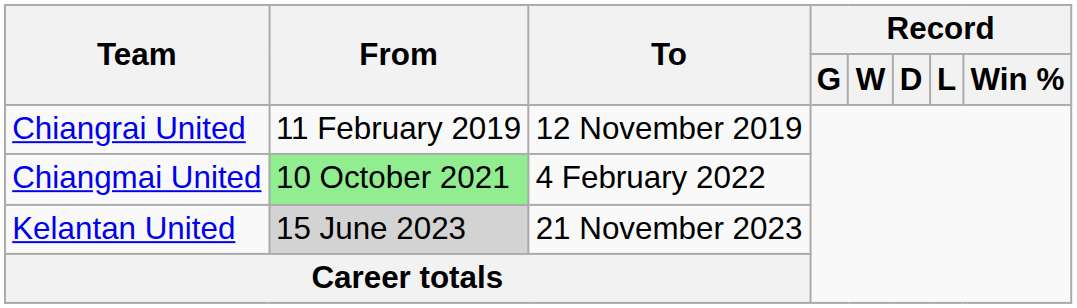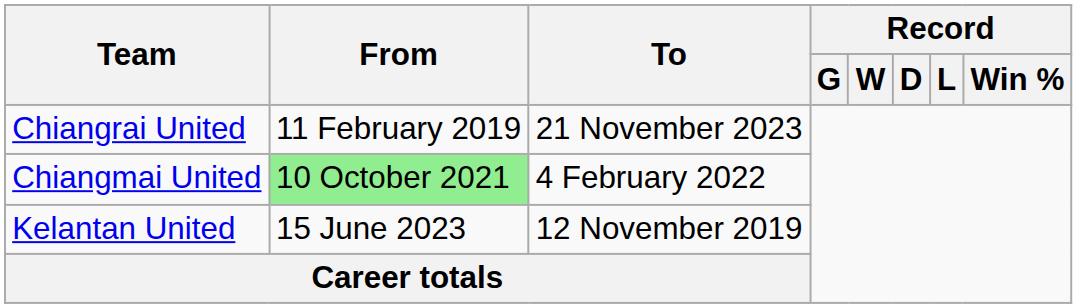(669, 128) 12 November 2019 -> (669, 128) 21 November 2023
(371, 228) lightgrey background -> (371, 228) no background
(669, 228) 21 November 2023 -> (669, 228) 12 November 2019
